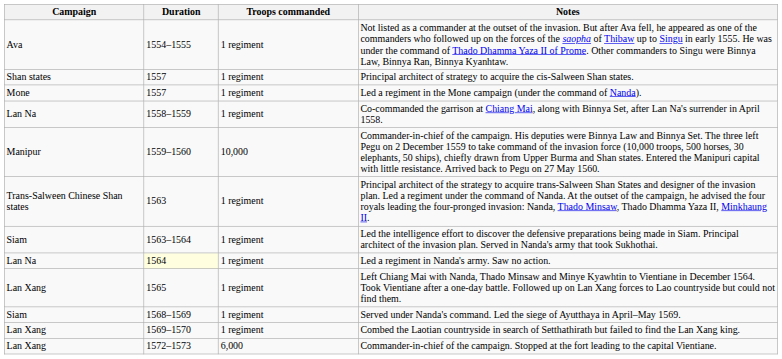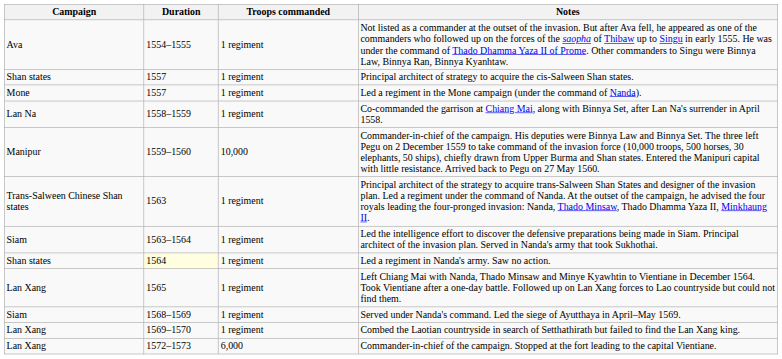(21, 260) Lan Na -> (29, 260) Shan states
